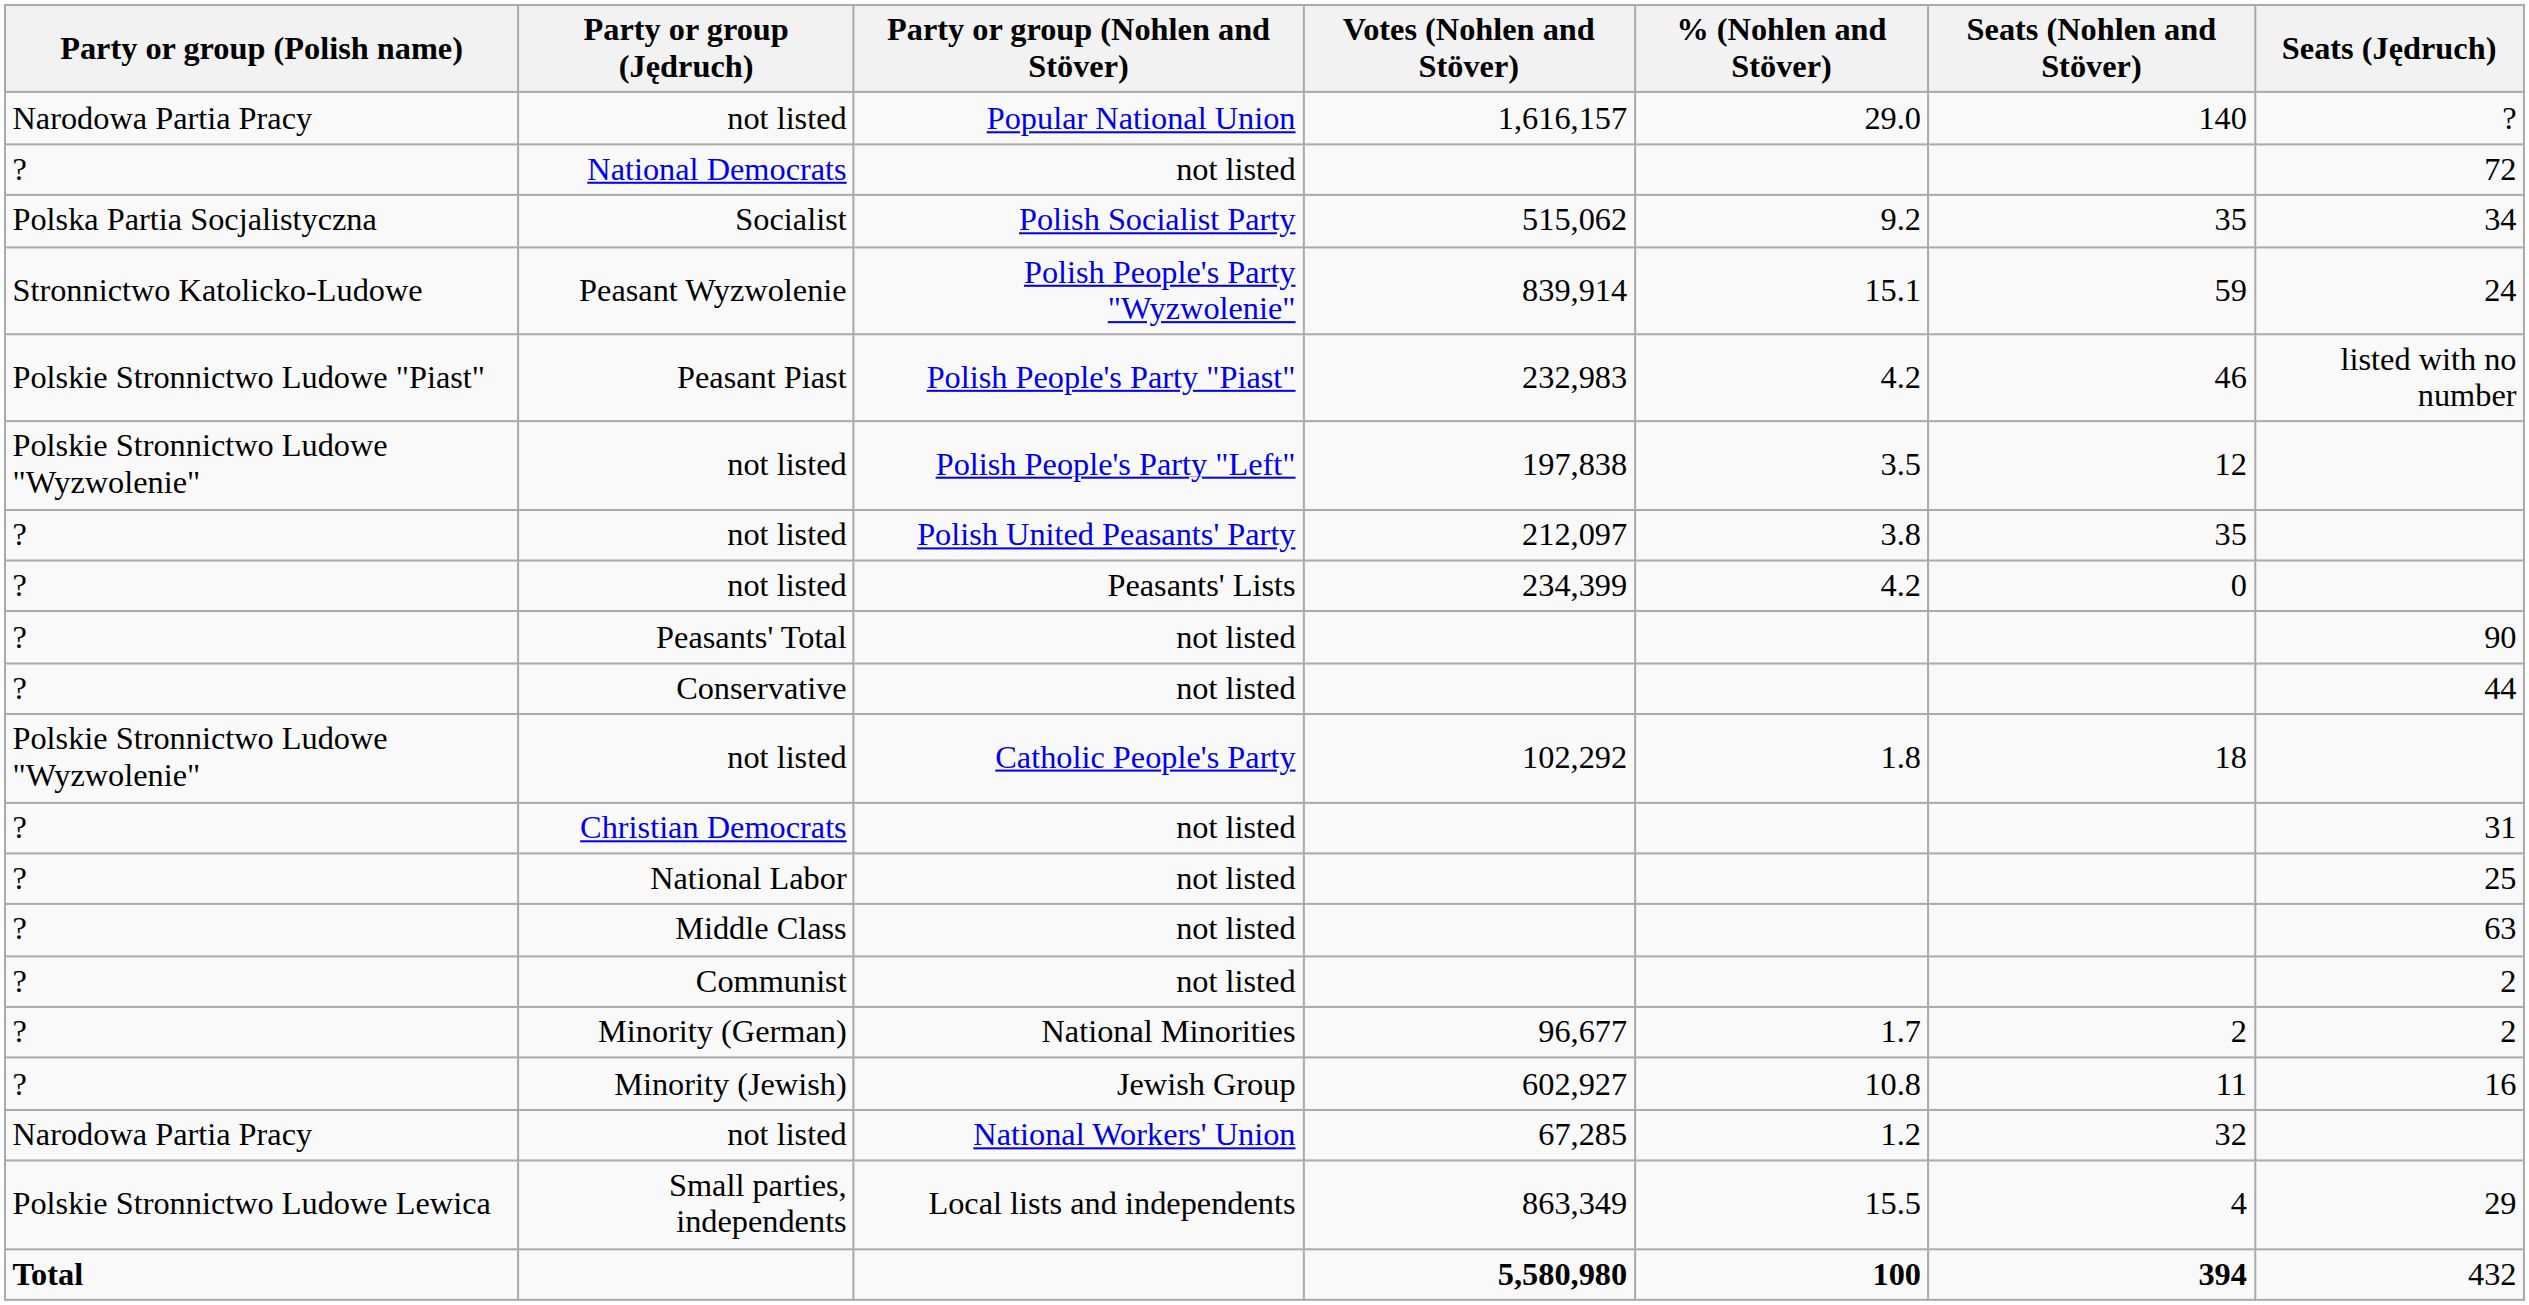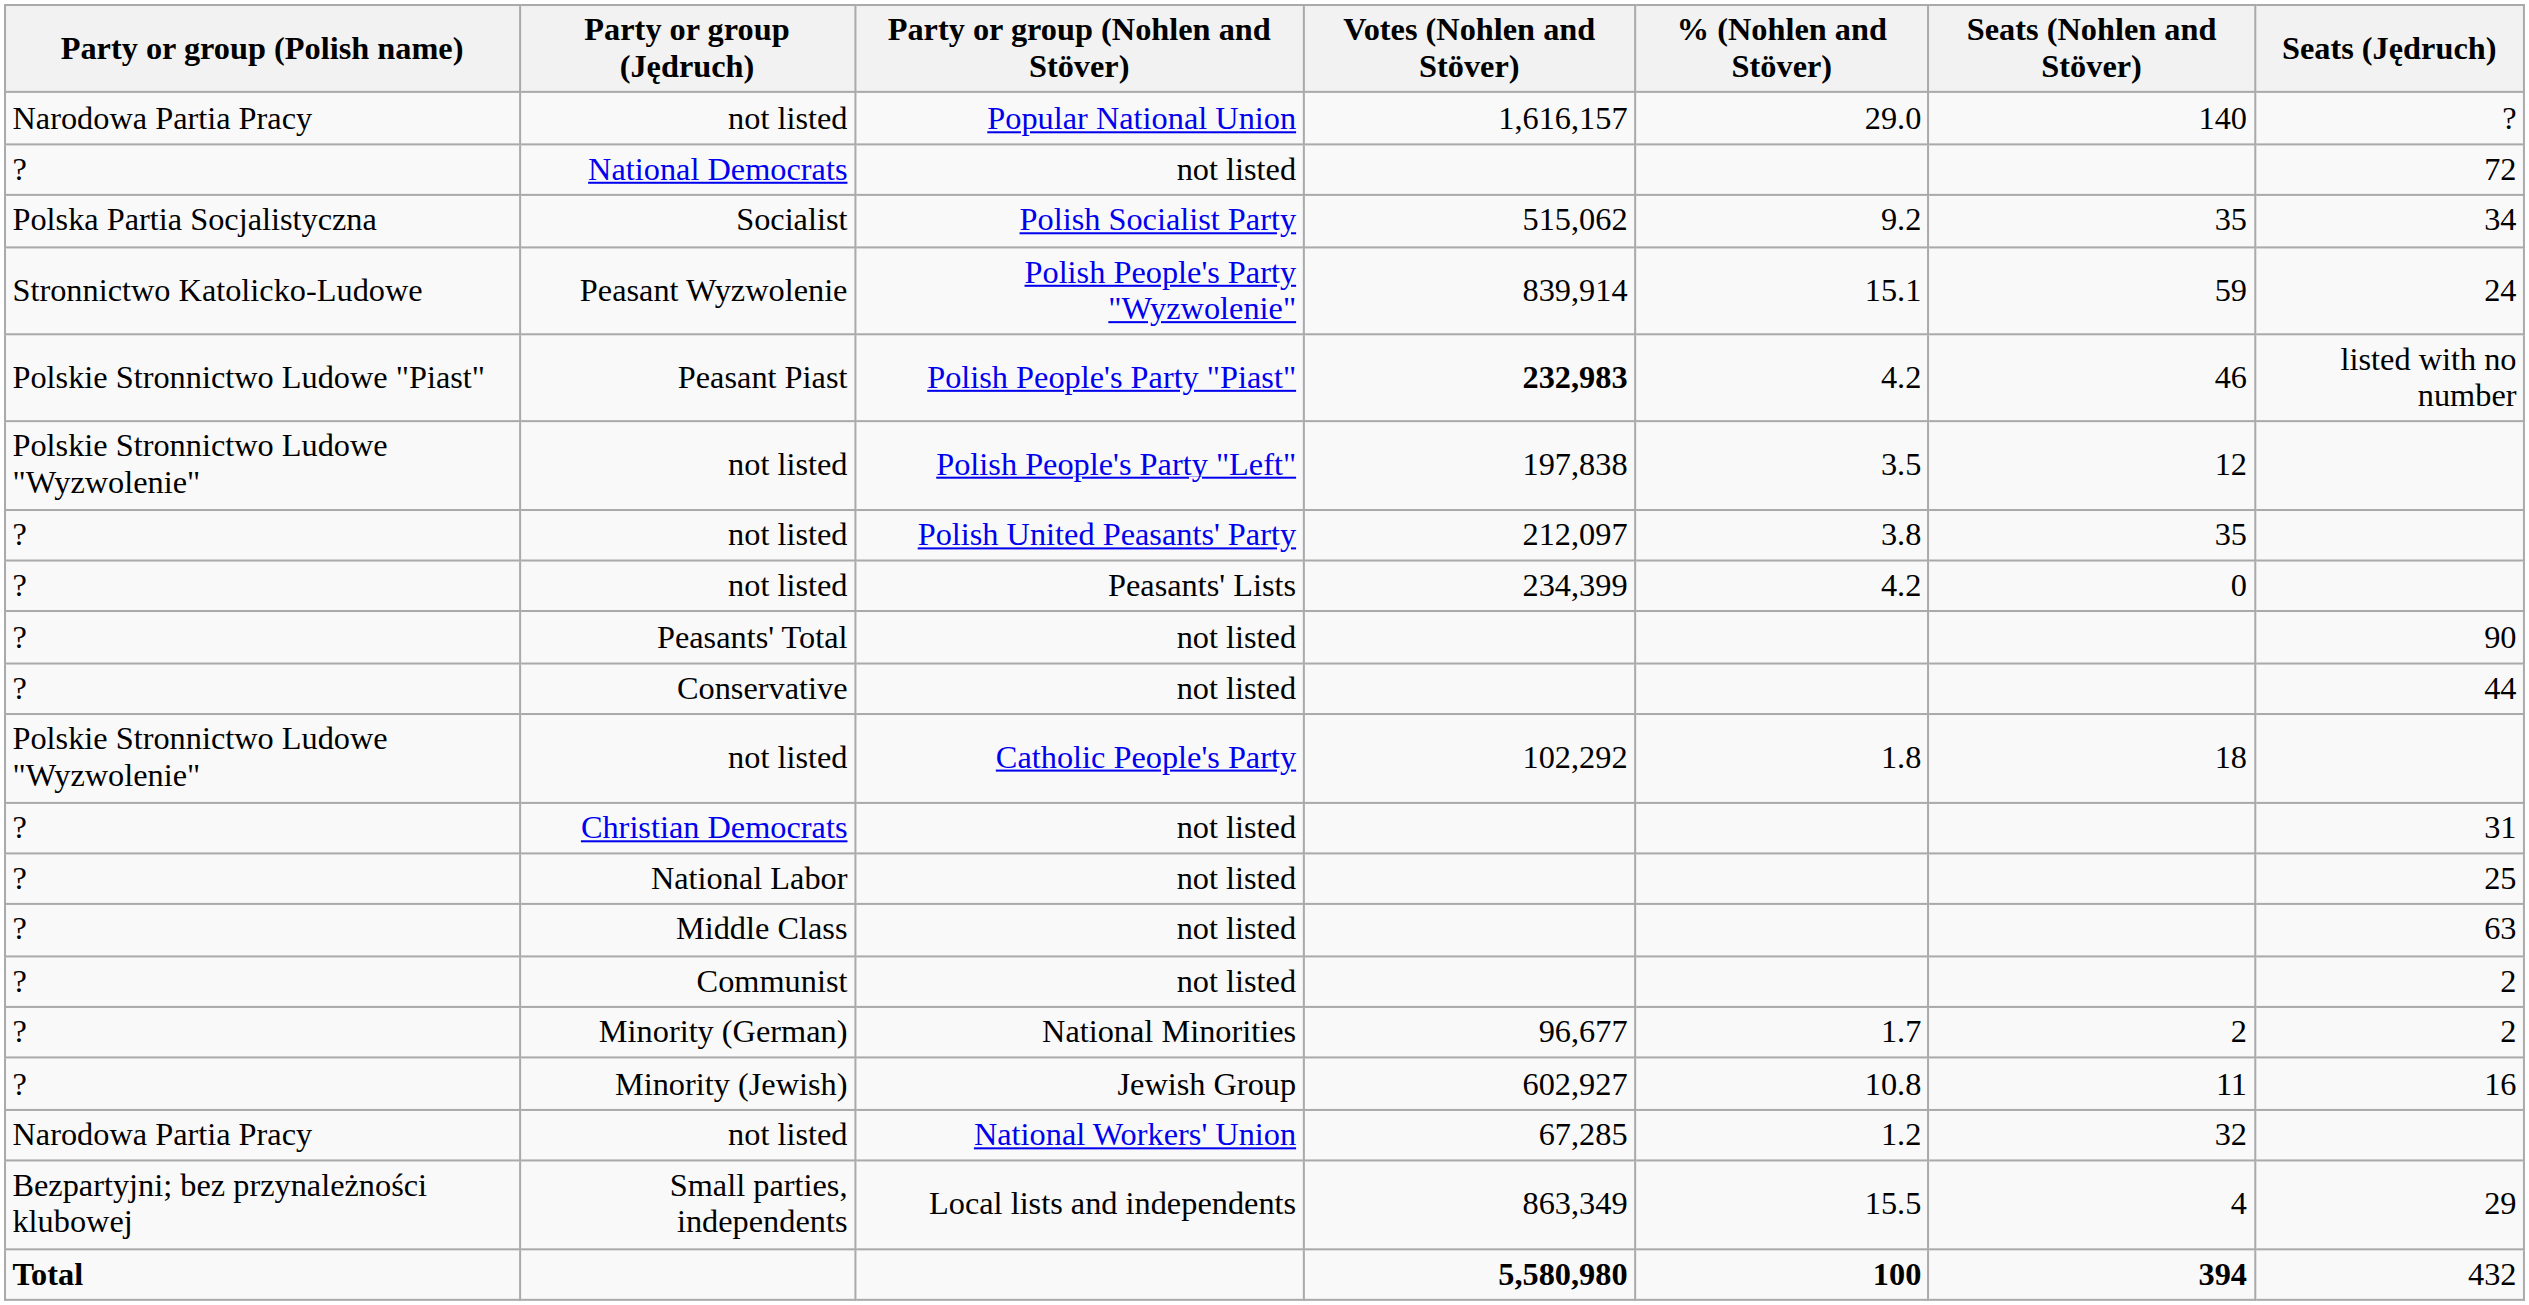(1575, 377) normal -> (1575, 377) bold
(252, 1204) Polskie Stronnictwo Ludowe Lewica -> (220, 1204) Bezpartyjni; bez przynależności klubowej
